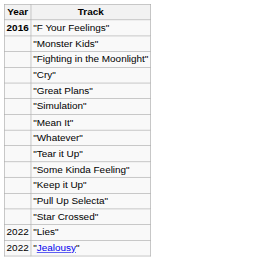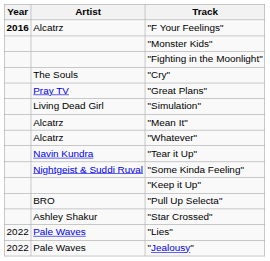+ column: (88, 12)
